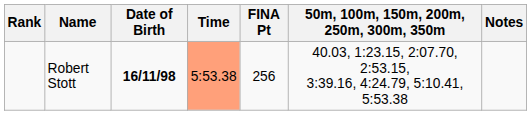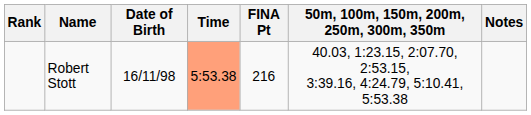(149, 75) bold -> (149, 75) normal
(264, 75) 256 -> (264, 75) 216
